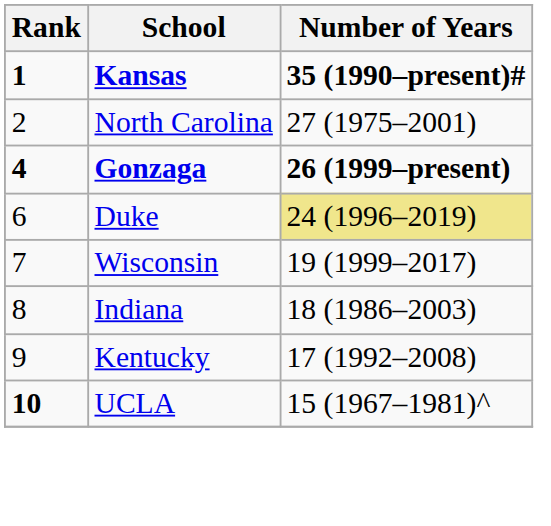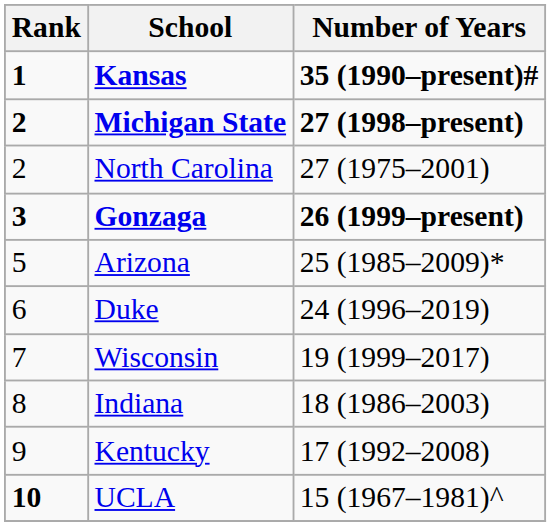+ row: (190, 121)
(19, 168) 4 -> (19, 215) 3
+ row: (142, 262)
(381, 215) khaki background -> (395, 309) no background
